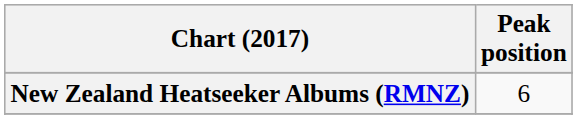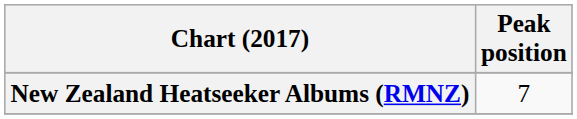(524, 93) 6 -> (524, 93) 7
